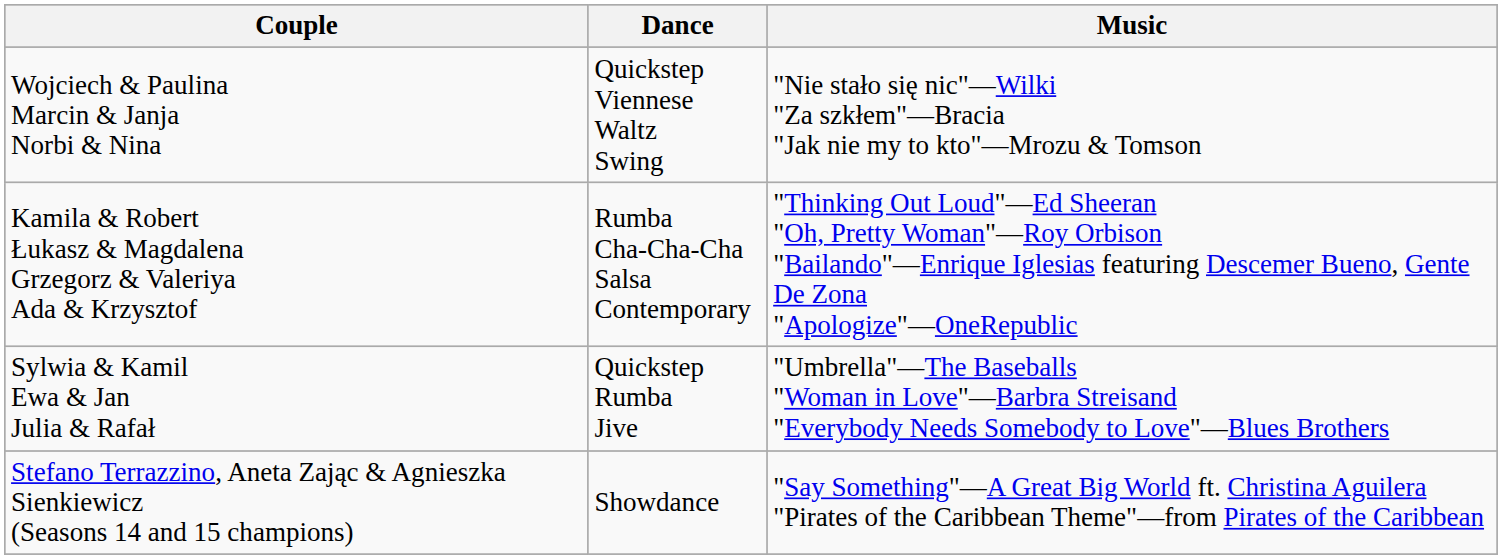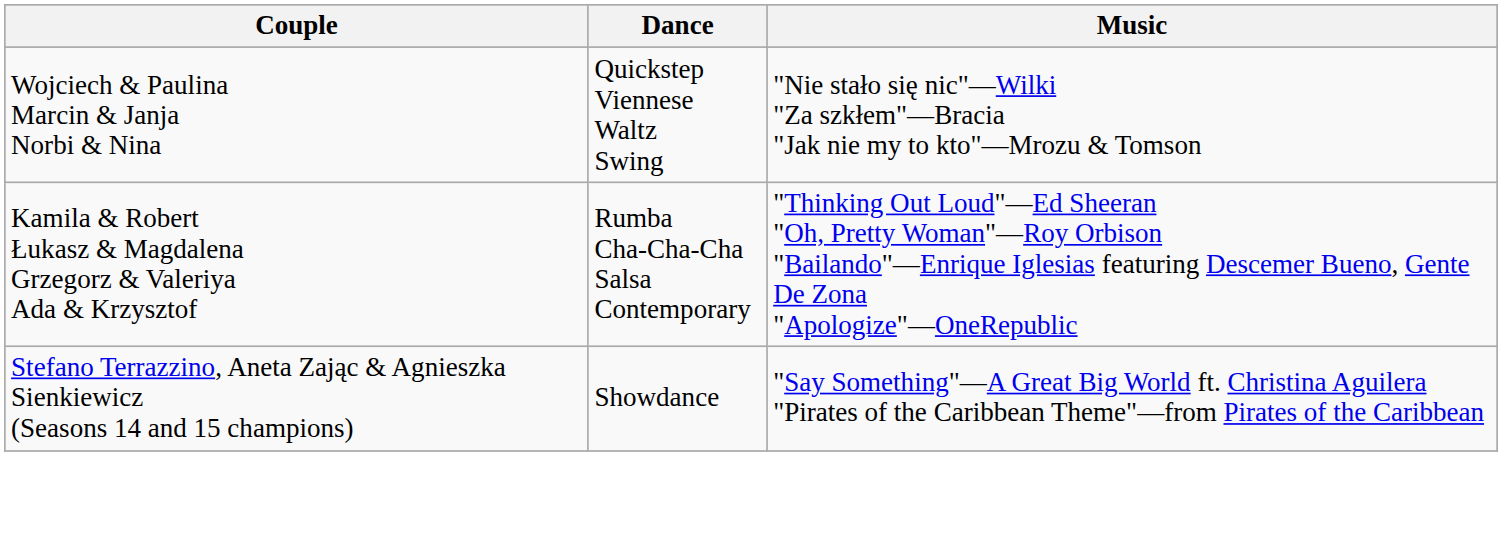- row: (100, 397)
